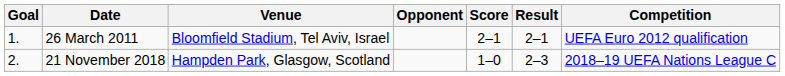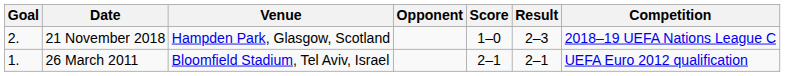rows swapped: (92, 37) <-> (105, 60)
